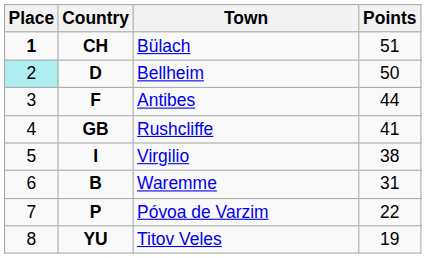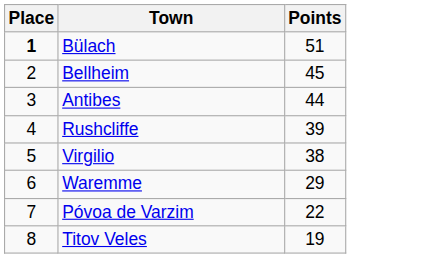- column: (96, 18)
(31, 73) paleturquoise background -> (31, 73) no background
(390, 73) 50 -> (315, 73) 45
(390, 128) 41 -> (315, 128) 39
(390, 184) 31 -> (315, 184) 29
